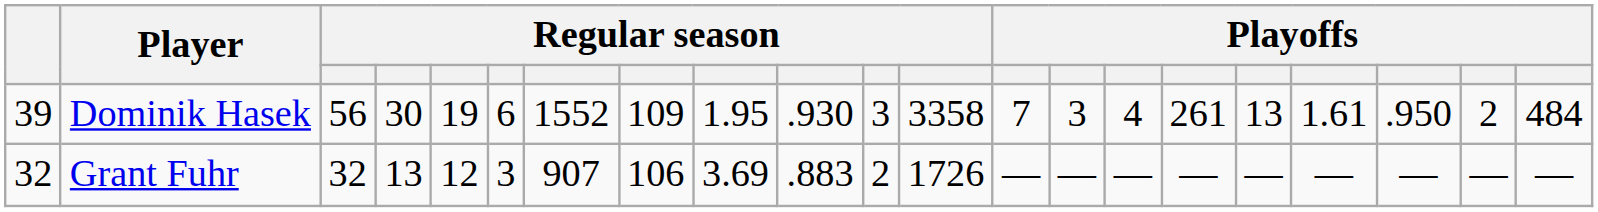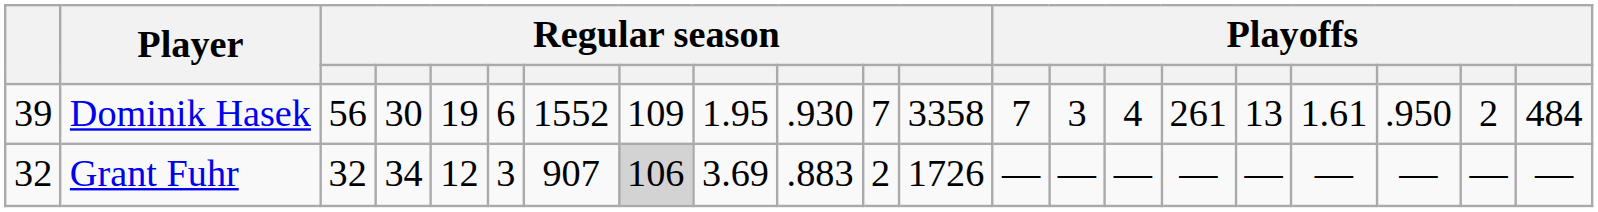(881, 113) 3 -> (881, 113) 7
(404, 173) 13 -> (404, 173) 34
(656, 173) no background -> (656, 173) lightgrey background
